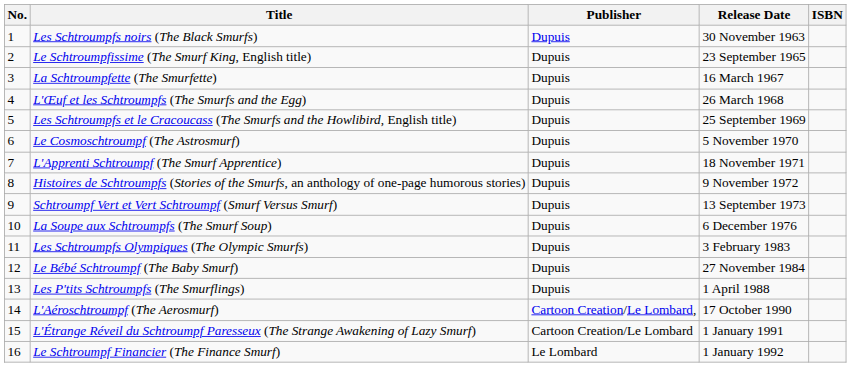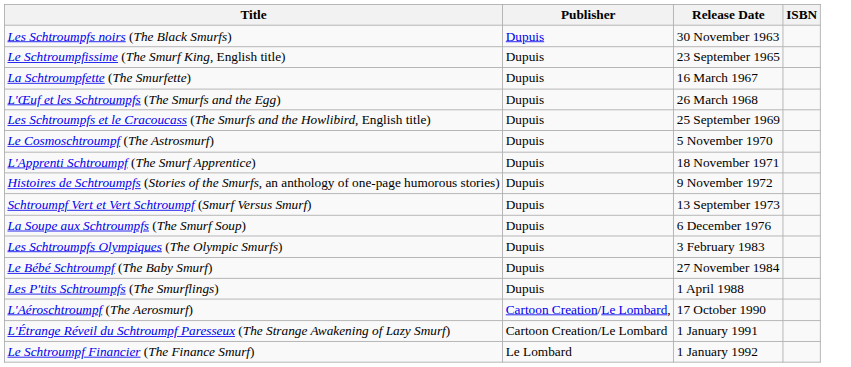- column: (17, 15)
